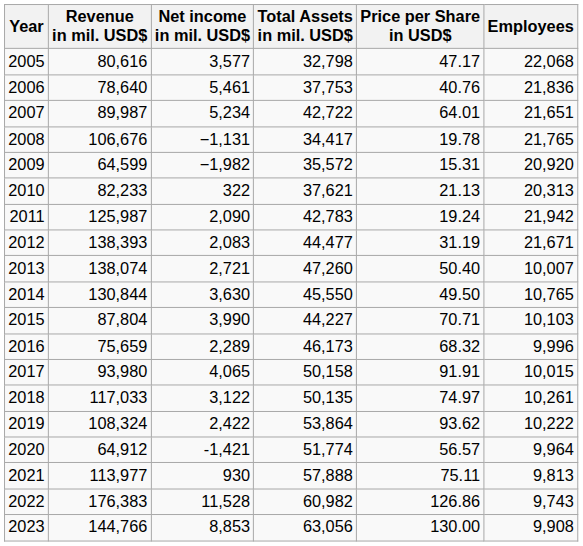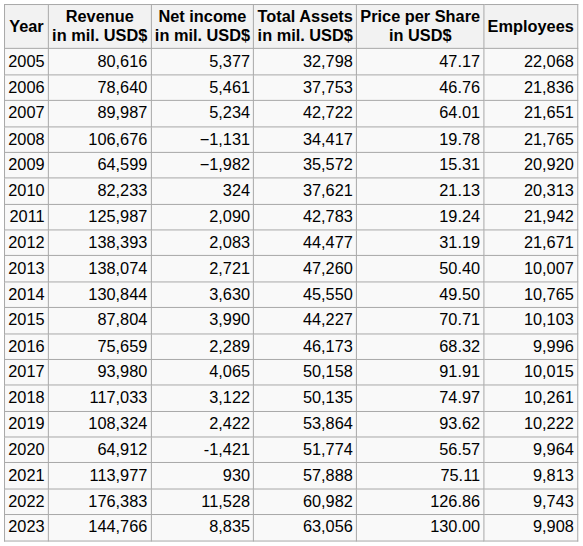(230, 61) 3,577 -> (230, 61) 5,377
(460, 87) 40.76 -> (460, 87) 46.76
(236, 191) 322 -> (236, 191) 324
(230, 527) 8,853 -> (230, 527) 8,835
